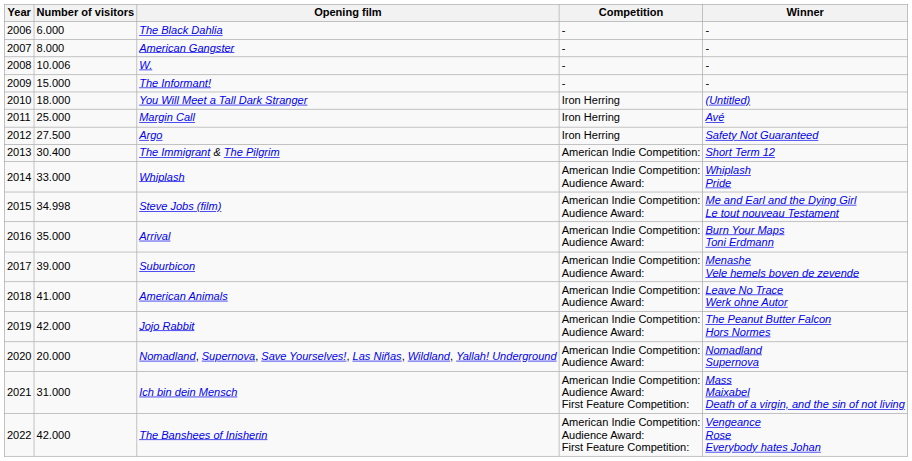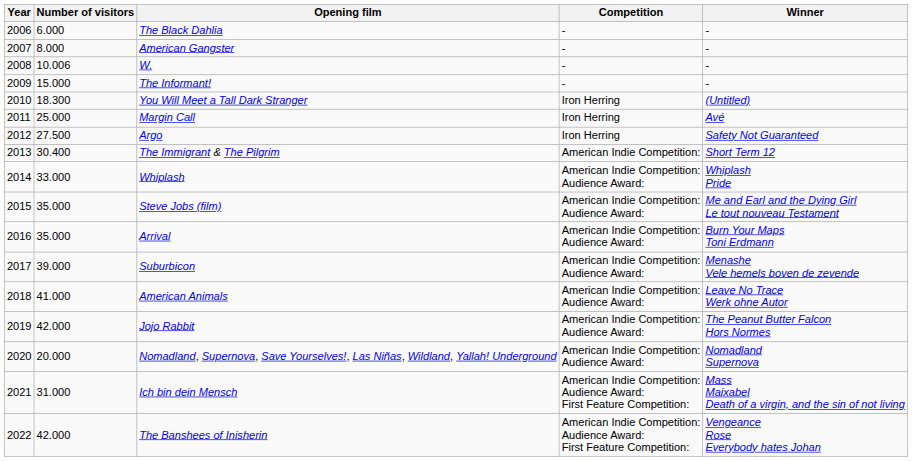(53, 100) 18.000 -> (53, 100) 18.300
(53, 206) 34.998 -> (53, 206) 35.000
